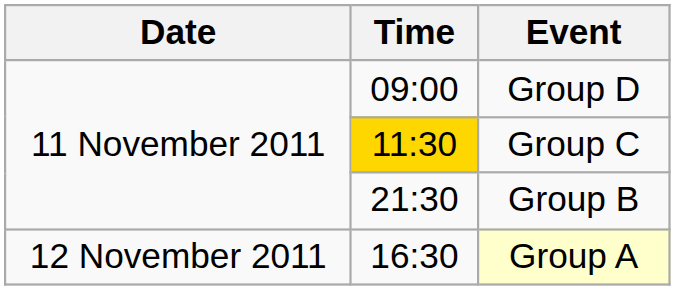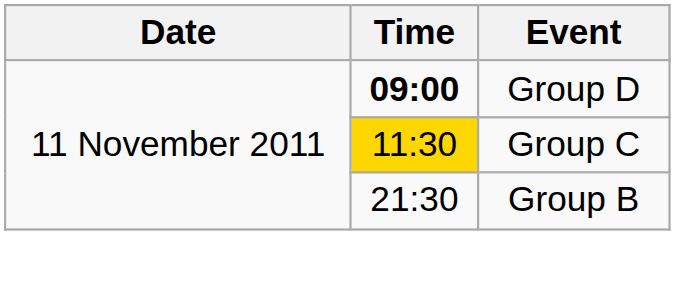(414, 88) normal -> (414, 88) bold
- row: (574, 255)
